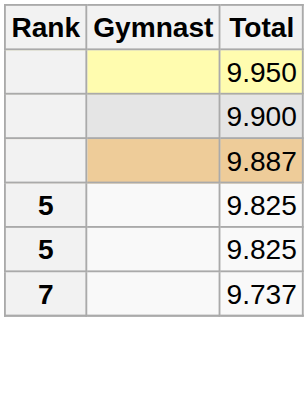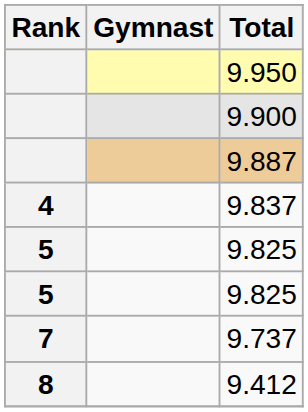+ row: (46, 205)
+ row: (46, 383)
